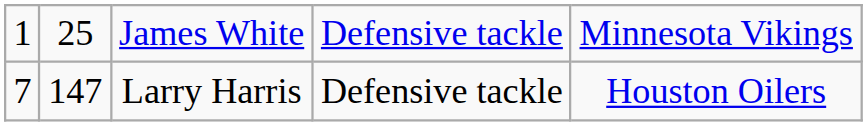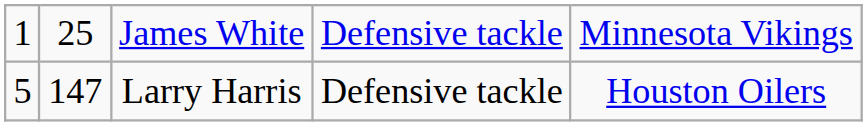(23, 90) 7 -> (23, 90) 5
